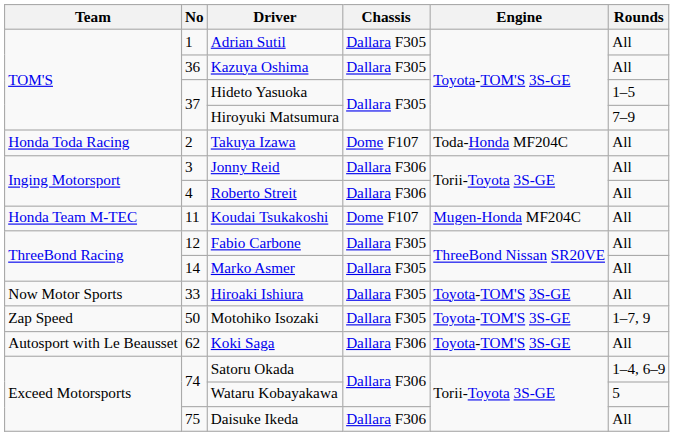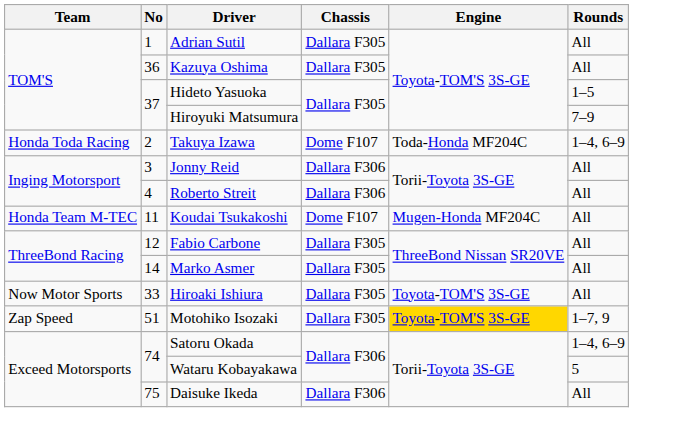(622, 142) All -> (598, 142) 1–4, 6–9
(193, 318) 50 -> (152, 318) 51
(502, 318) no background -> (461, 318) gold background
- row: (243, 343)
